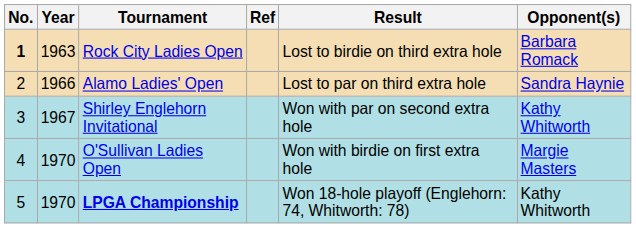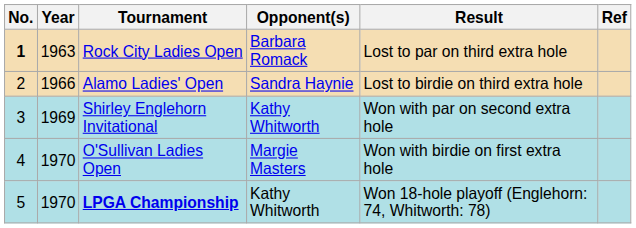columns swapped: (574, 17) <-> (263, 17)
(392, 51) Lost to birdie on third extra hole -> (465, 51) Lost to par on third extra hole
(384, 84) Lost to par on third extra hole -> (473, 84) Lost to birdie on third extra hole
(58, 118) 1967 -> (58, 118) 1969
